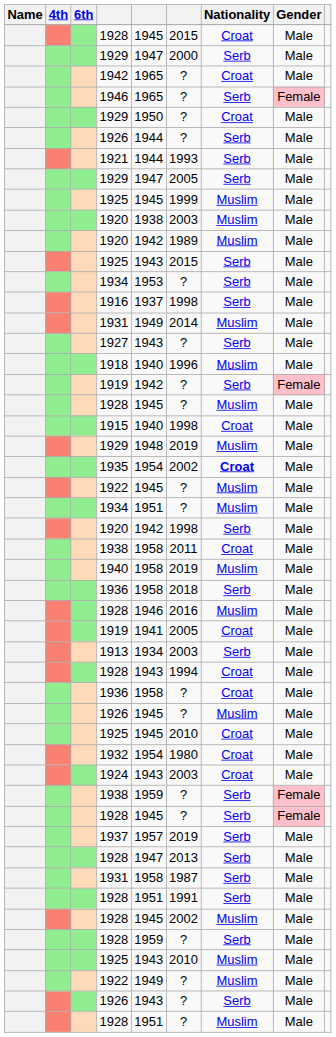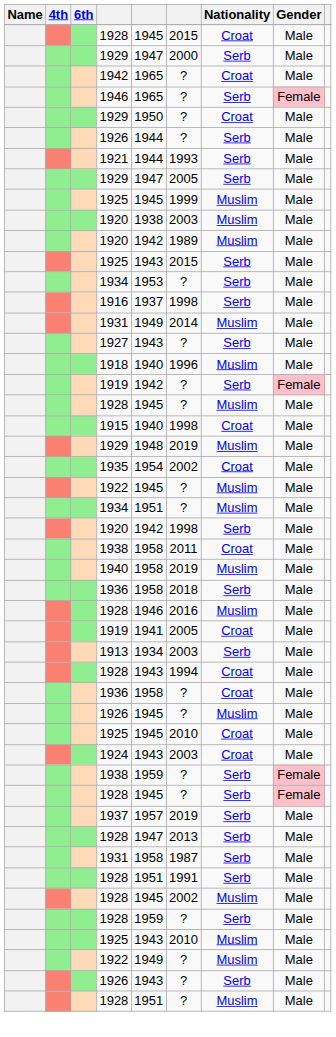(237, 466) bold -> (237, 466) normal
- row: (25, 755)
